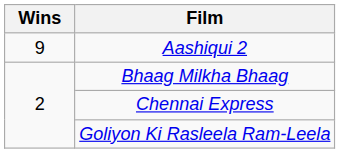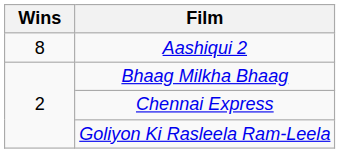(40, 47) 9 -> (40, 47) 8
